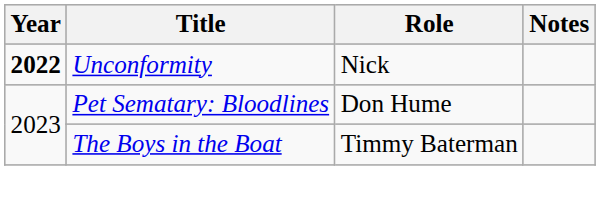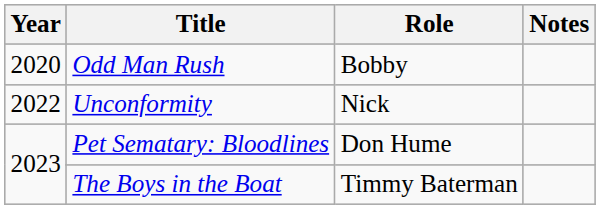+ row: (148, 64)
(36, 64) bold -> (36, 104) normal
